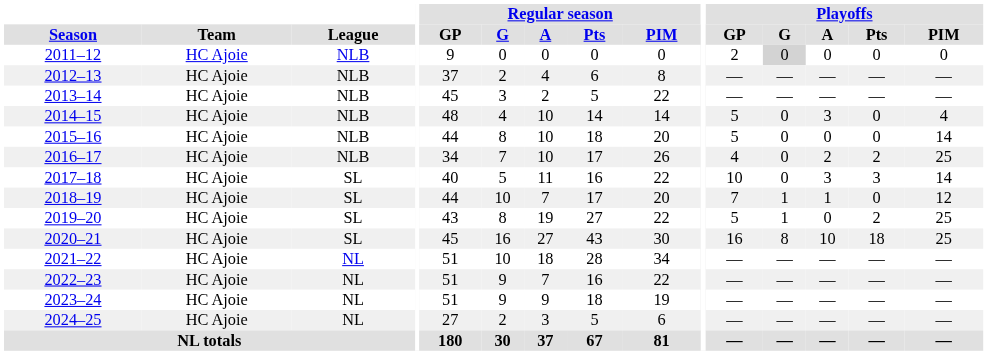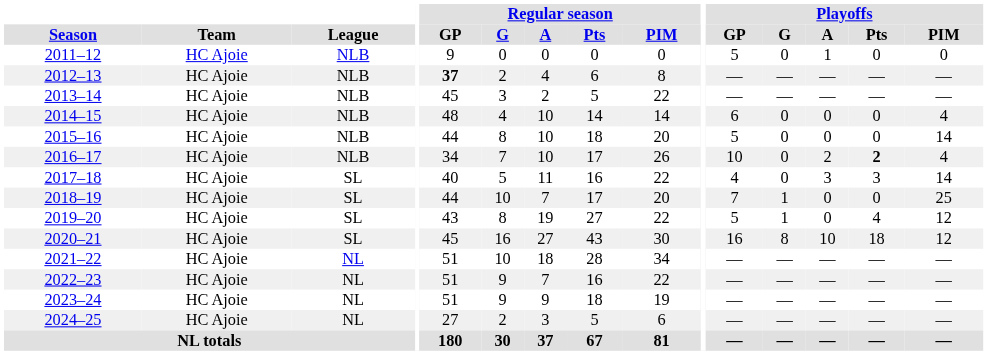(734, 54) 2 -> (734, 54) 5
(785, 54) lightgrey background -> (785, 54) no background
(827, 54) 0 -> (827, 54) 1
(450, 75) normal -> (450, 75) bold
(734, 116) 5 -> (734, 116) 6
(827, 116) 3 -> (827, 116) 0
(734, 156) 4 -> (734, 156) 10
(877, 156) normal -> (877, 156) bold
(944, 156) 25 -> (944, 156) 4
(734, 177) 10 -> (734, 177) 4
(827, 197) 1 -> (827, 197) 0
(944, 197) 12 -> (944, 197) 25
(877, 218) 2 -> (877, 218) 4
(944, 218) 25 -> (944, 218) 12
(944, 238) 25 -> (944, 238) 12
